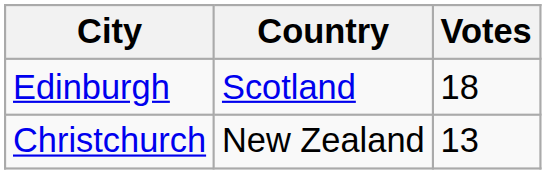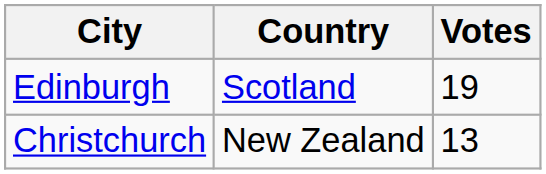(460, 86) 18 -> (460, 86) 19
